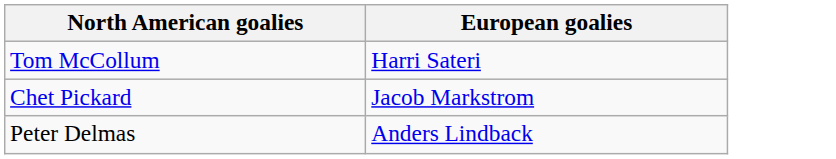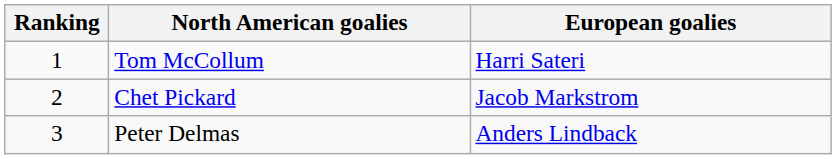+ column: (57, 23)
